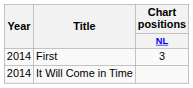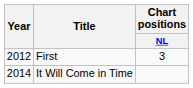(19, 57) 2014 -> (19, 57) 2012
